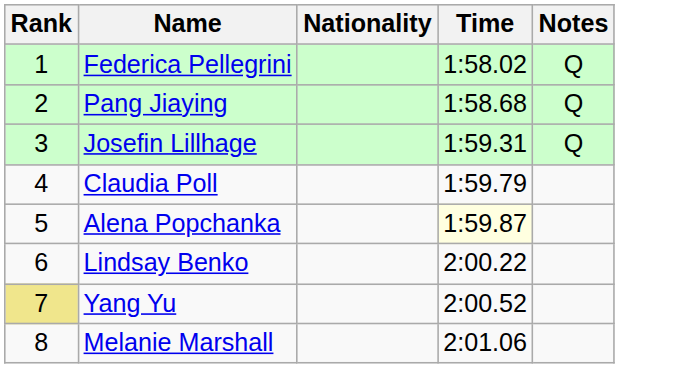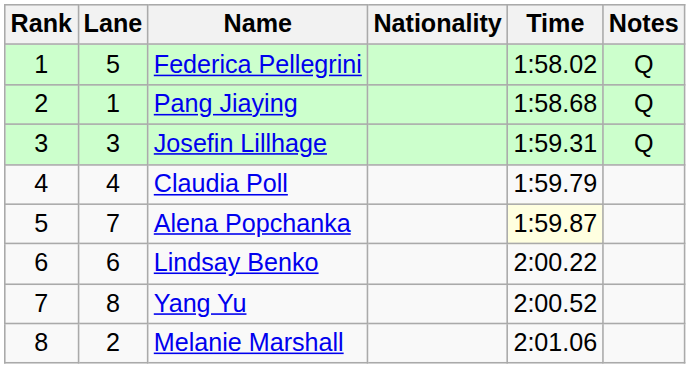+ column: (113, 24)
(41, 303) khaki background -> (41, 303) no background
